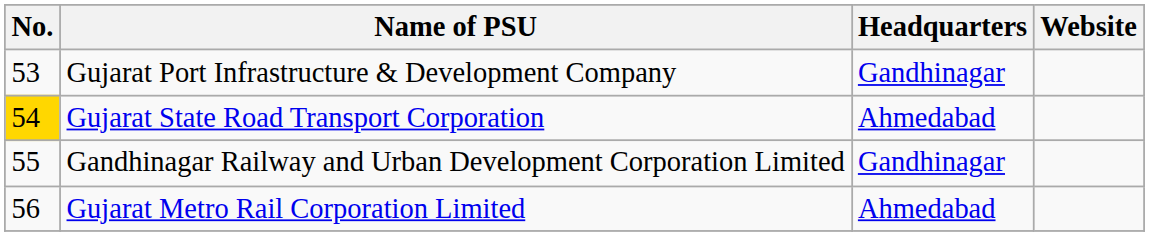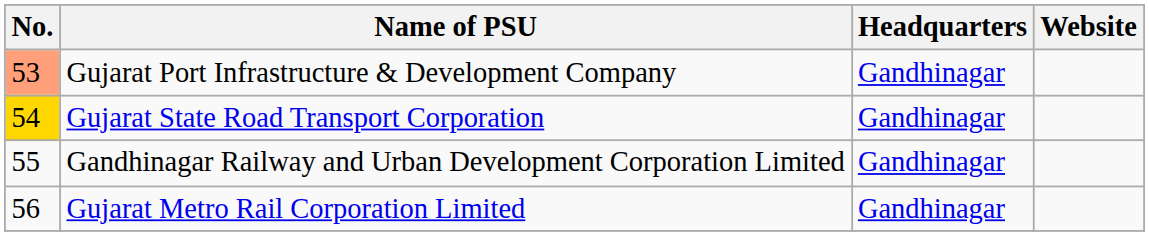(26, 72) no background -> (26, 72) lightsalmon background
(927, 117) Ahmedabad -> (931, 117) Gandhinagar
(927, 207) Ahmedabad -> (931, 207) Gandhinagar
